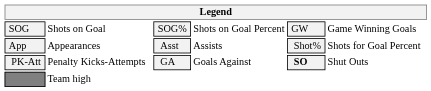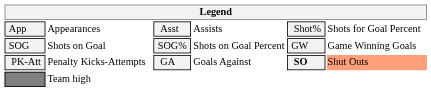rows swapped: (18, 45) <-> (19, 29)
(348, 62) no background -> (348, 62) lightsalmon background
